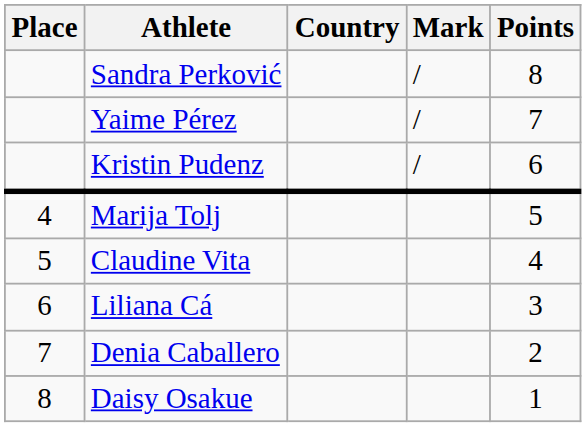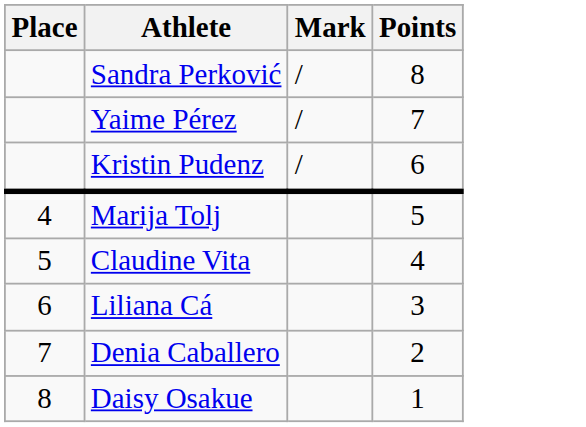- column: (347, 27)
